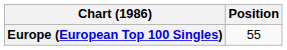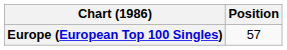(254, 34) 55 -> (254, 34) 57
